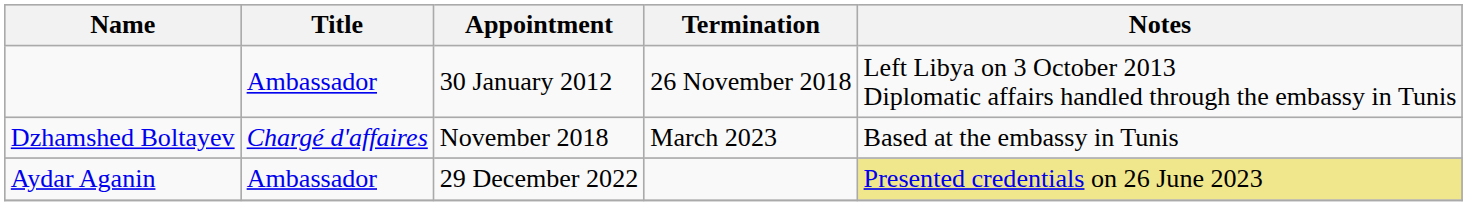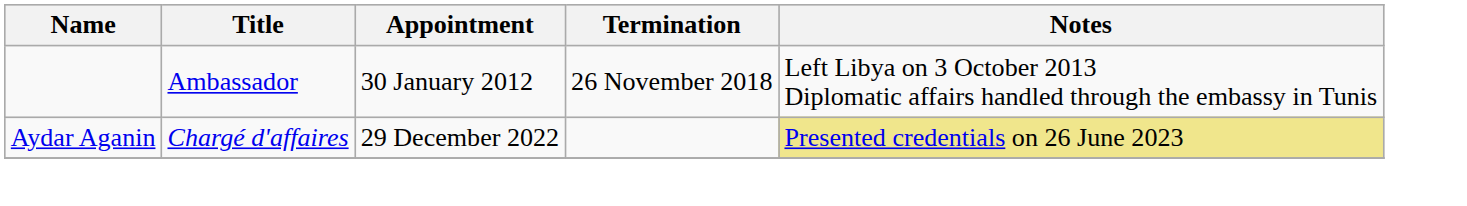- row: (123, 137)
(312, 178) Ambassador -> (258, 137) Chargé d'affaires
